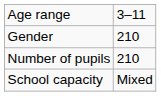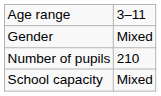(128, 36) 210 -> (135, 36) Mixed
